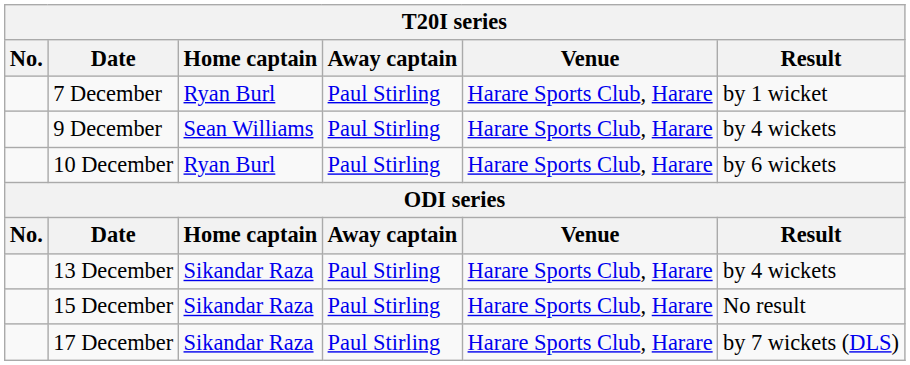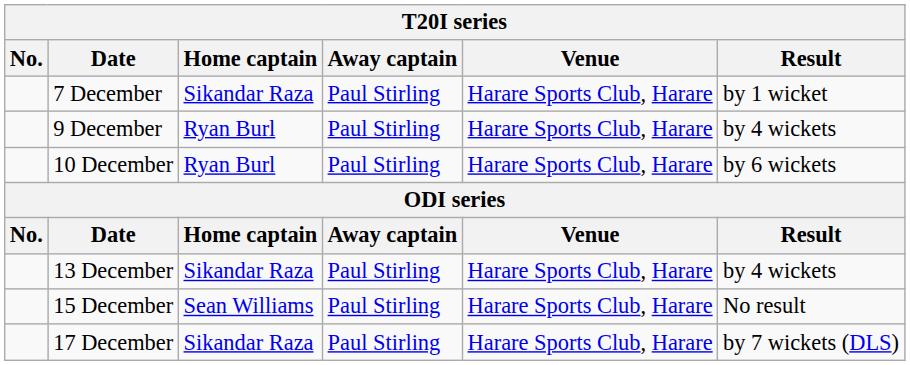(229, 93) Ryan Burl -> (249, 93) Sikandar Raza
(249, 128) Sean Williams -> (229, 128) Ryan Burl
(249, 306) Sikandar Raza -> (249, 306) Sean Williams
